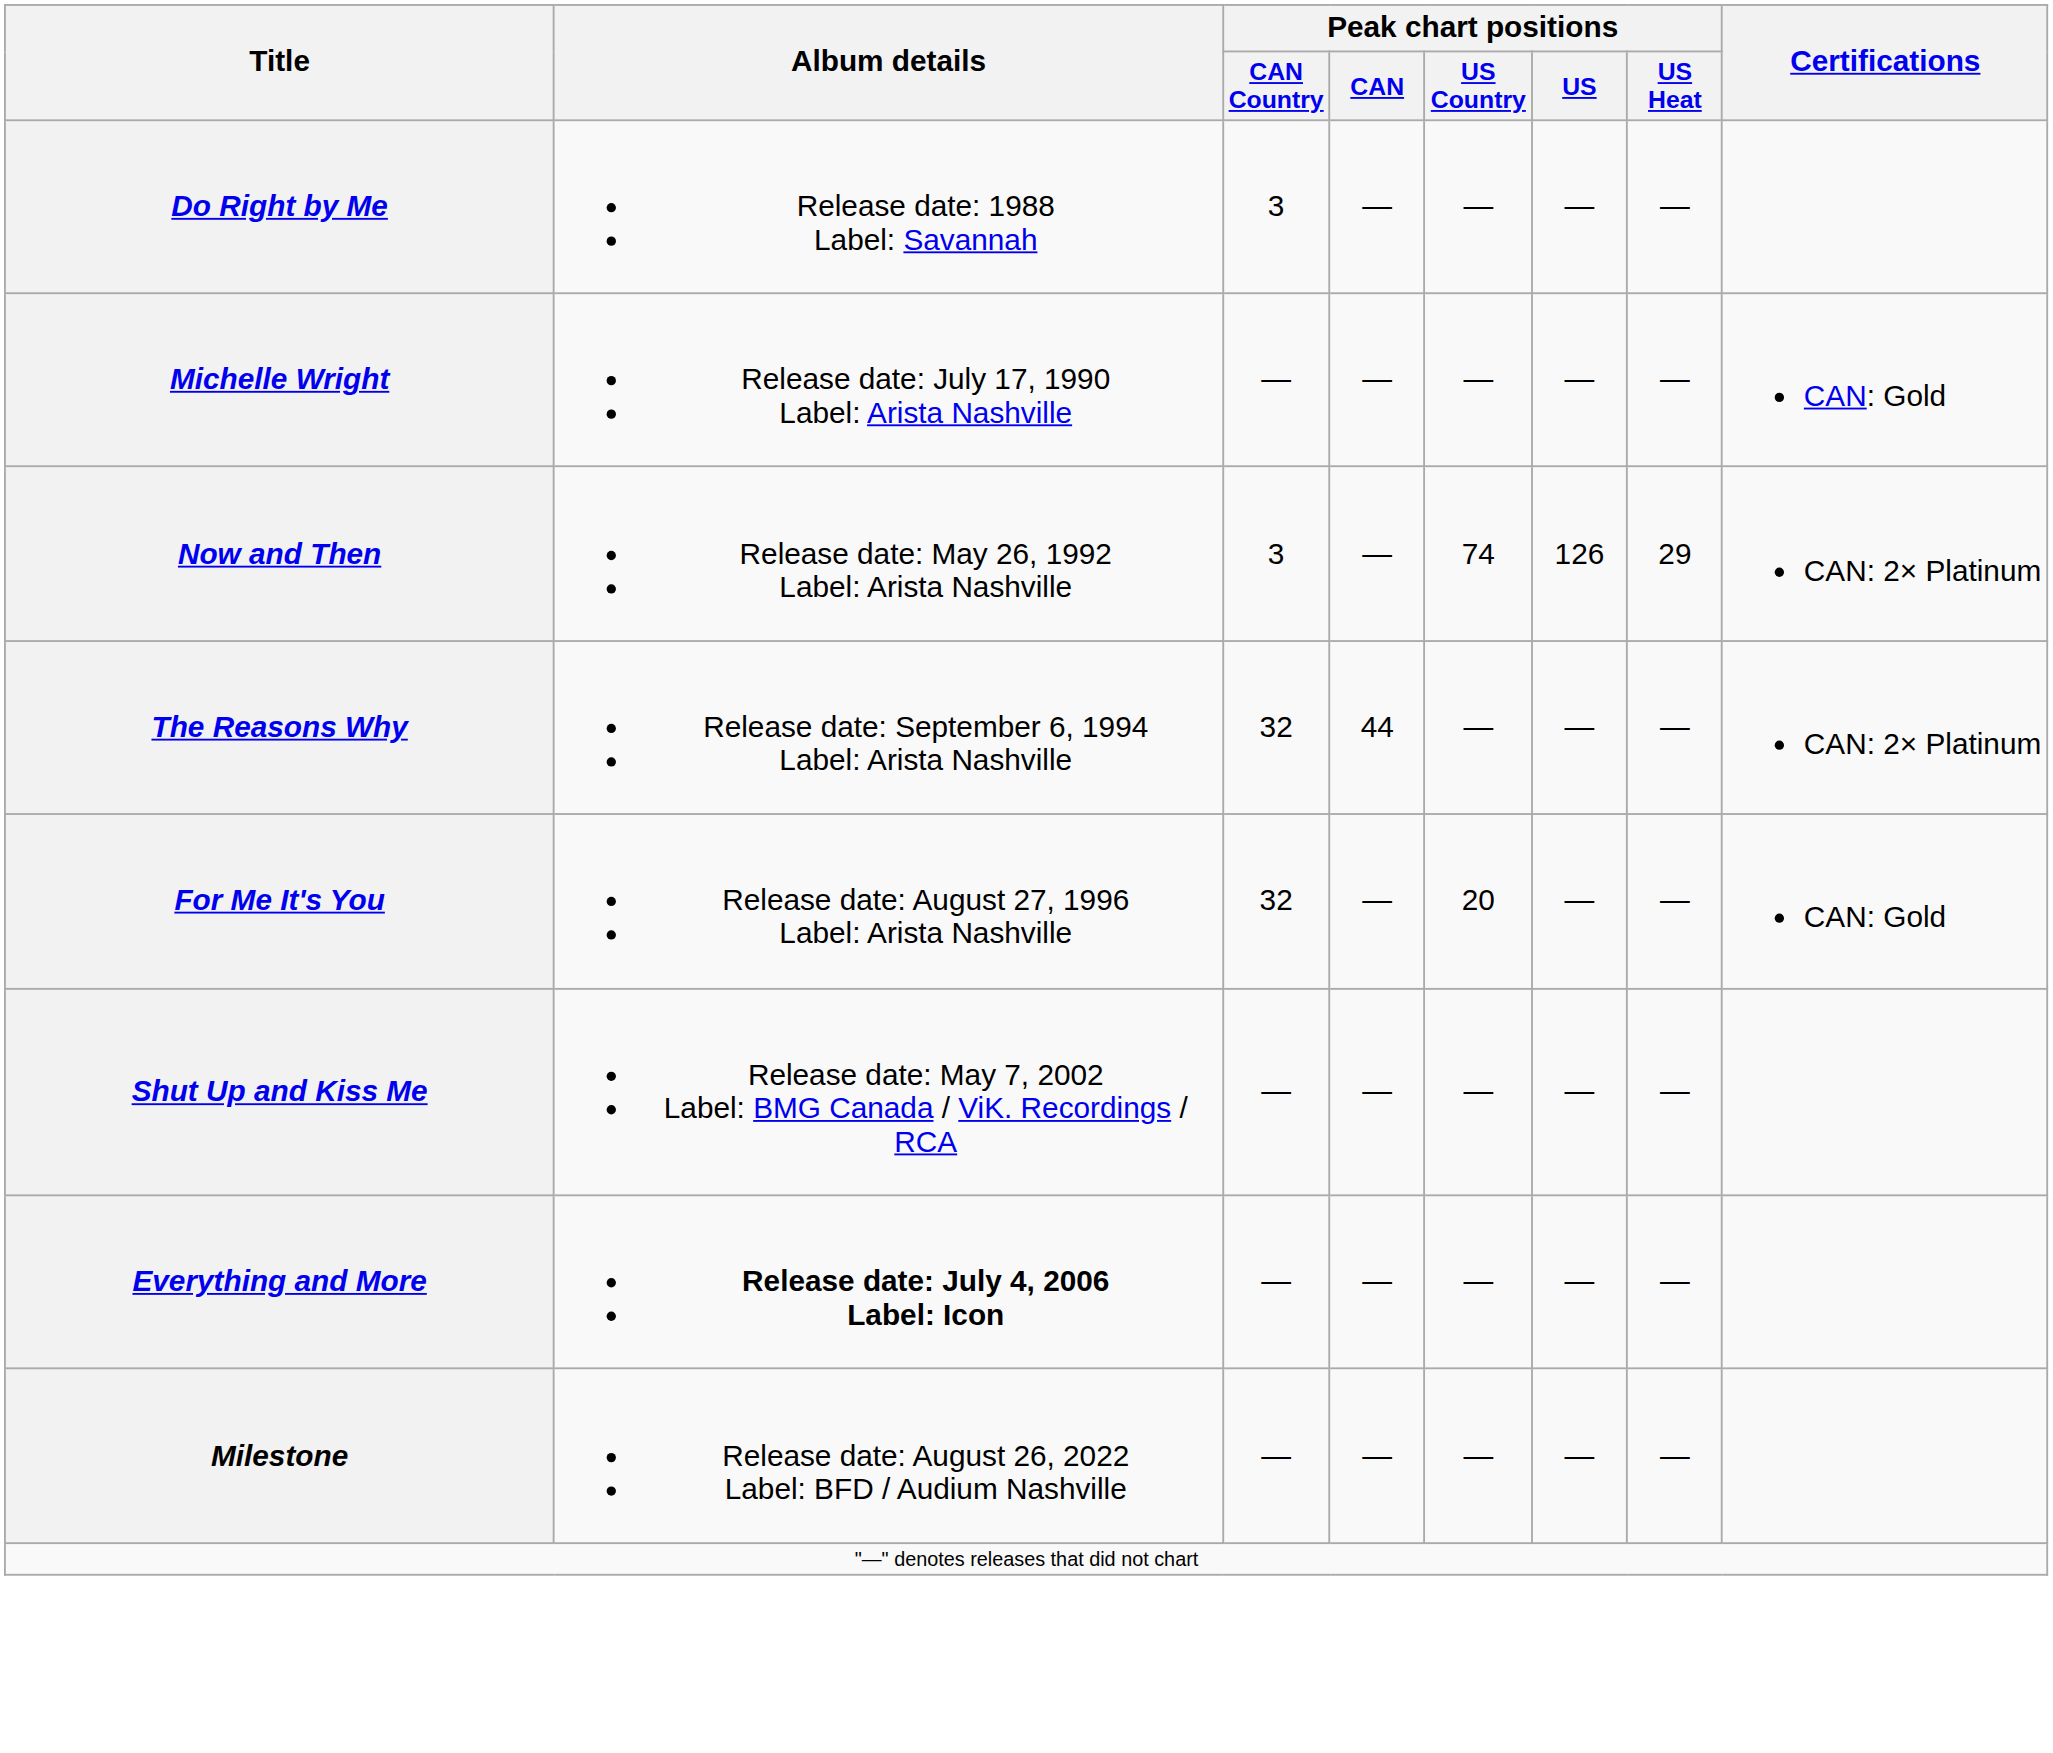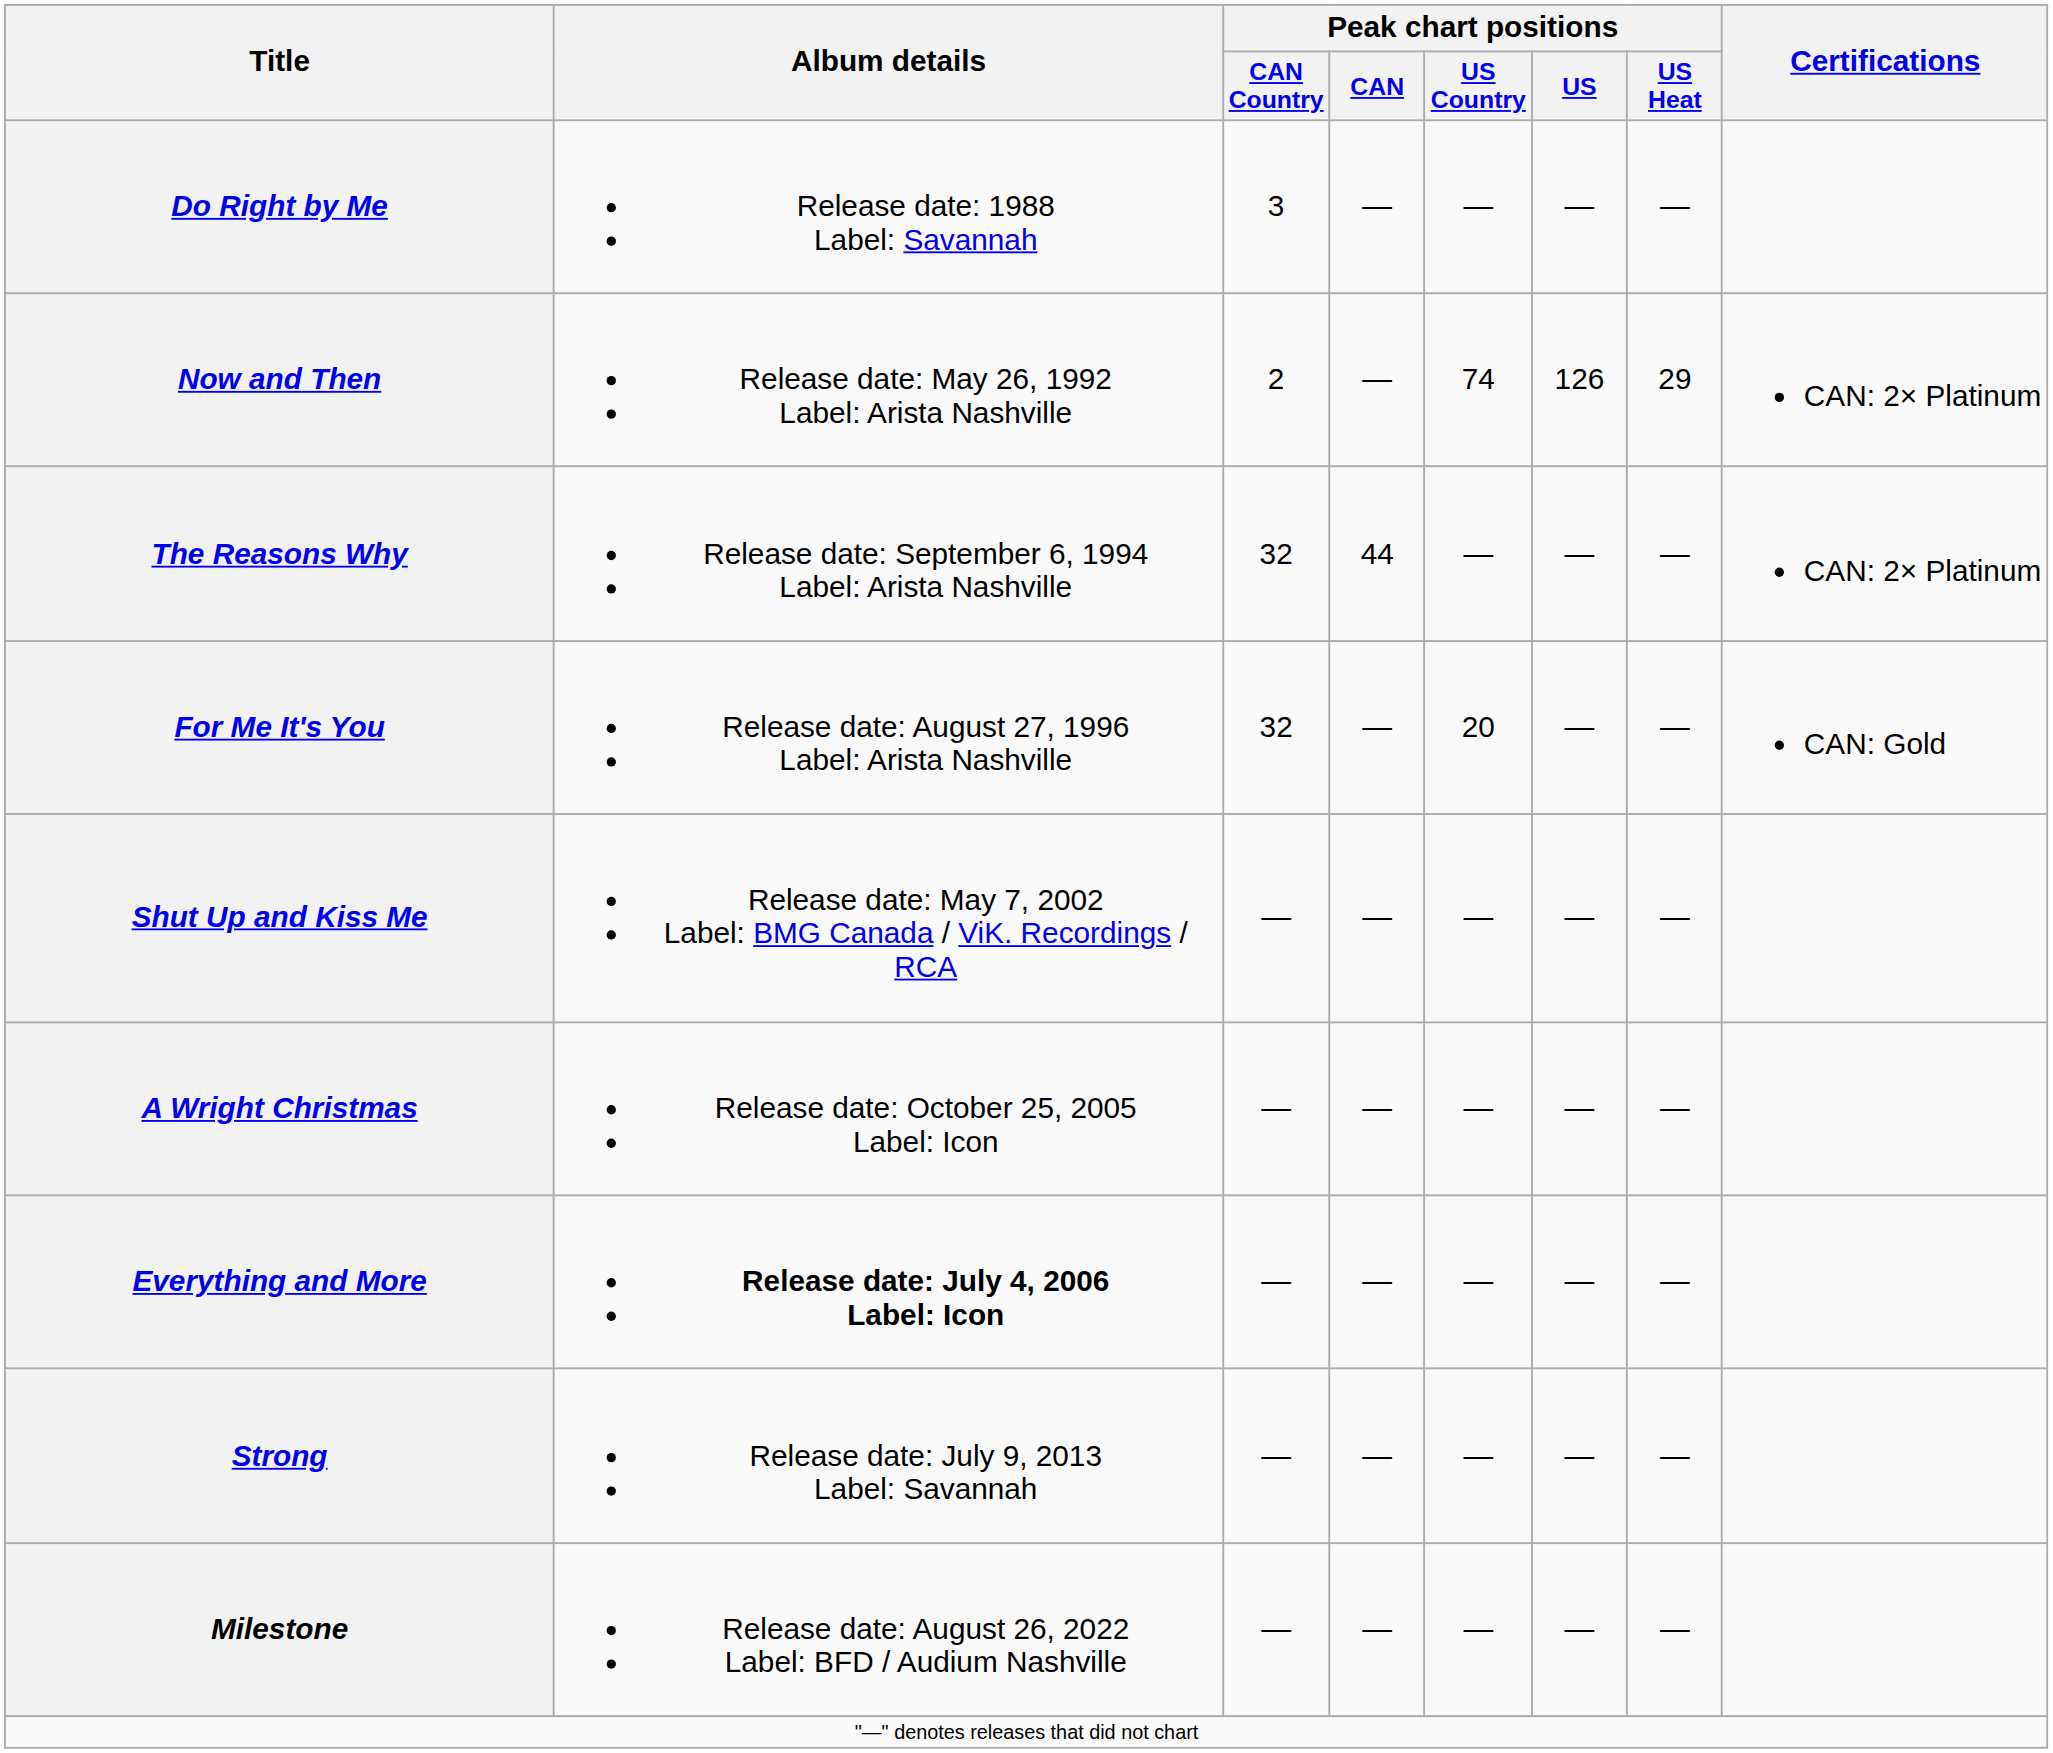- row: (280, 379)
(1276, 553) 3 -> (1276, 379) 2
+ row: (280, 1107)
+ row: (280, 1455)
